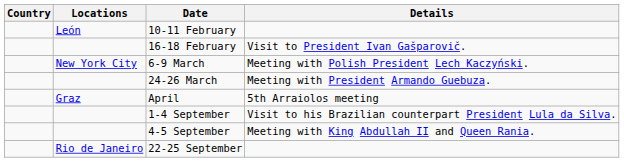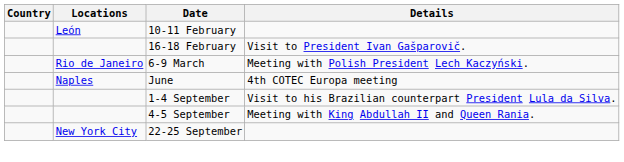(96, 64) New York City -> (99, 64) Rio de Janeiro
- row: (183, 81)
- row: (164, 98)
+ row: (161, 81)
(99, 148) Rio de Janeiro -> (96, 132) New York City
